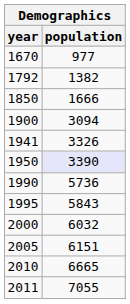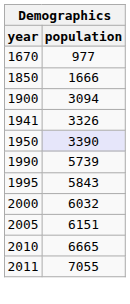- row: (23, 78)
(83, 183) 5736 -> (83, 162) 5739
